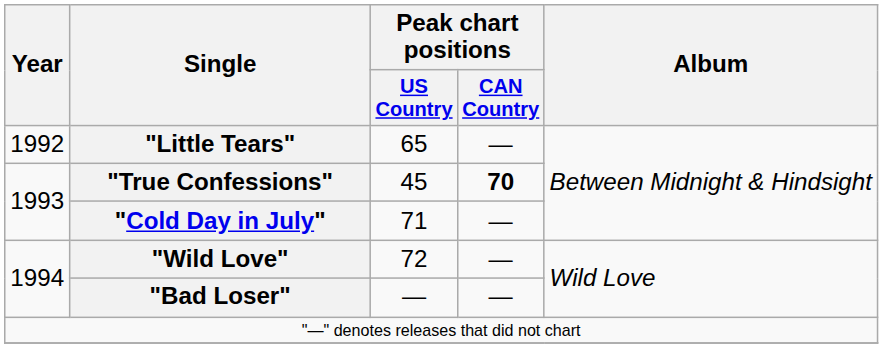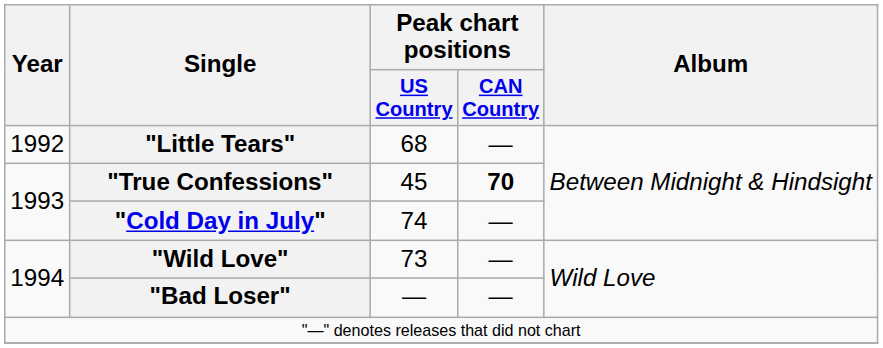(414, 143) 65 -> (414, 143) 68
(414, 220) 71 -> (414, 220) 74
(414, 258) 72 -> (414, 258) 73
